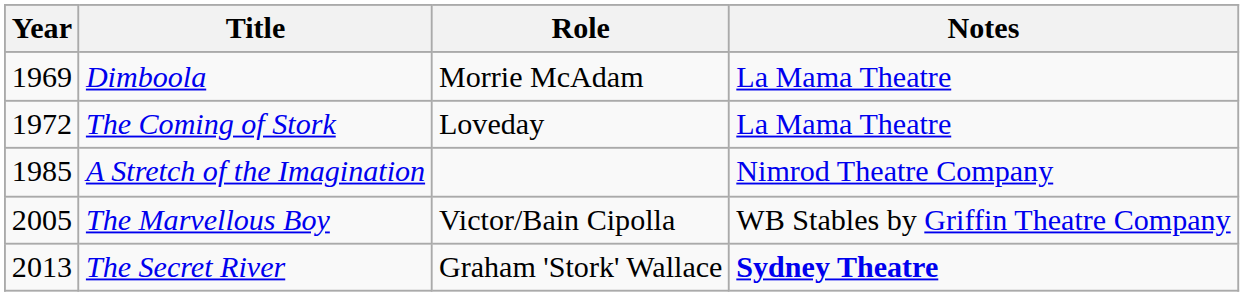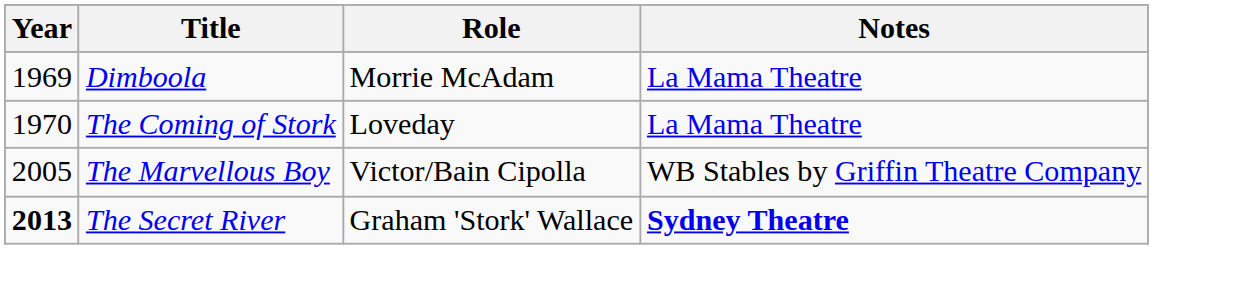(42, 123) 1972 -> (42, 123) 1970
- row: (255, 171)
(42, 266) normal -> (42, 219) bold
